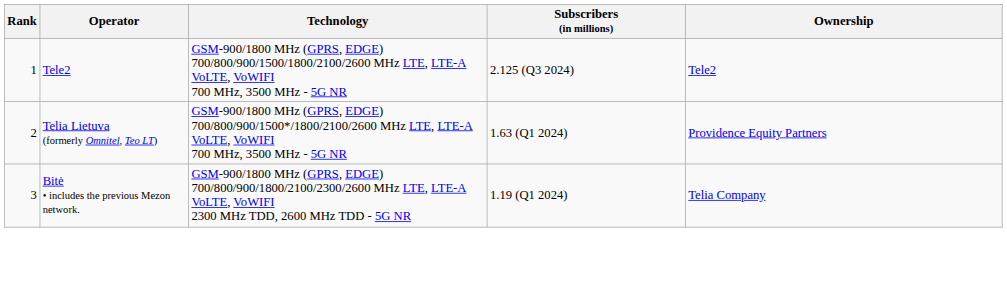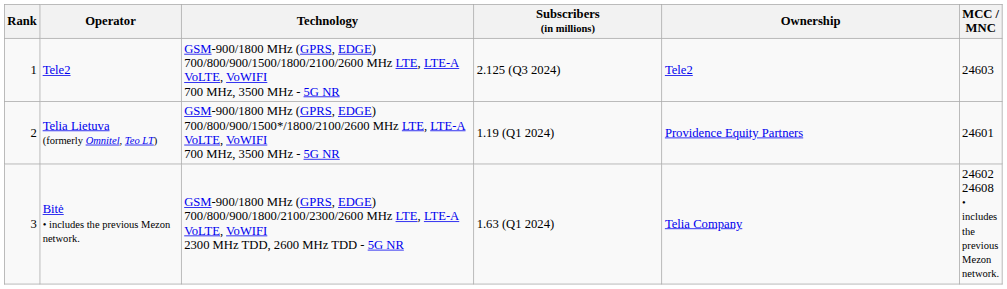+ column: (981, 21)
(529, 132) 1.63 (Q1 2024) -> (515, 132) 1.19 (Q1 2024)
(529, 195) 1.19 (Q1 2024) -> (515, 223) 1.63 (Q1 2024)
